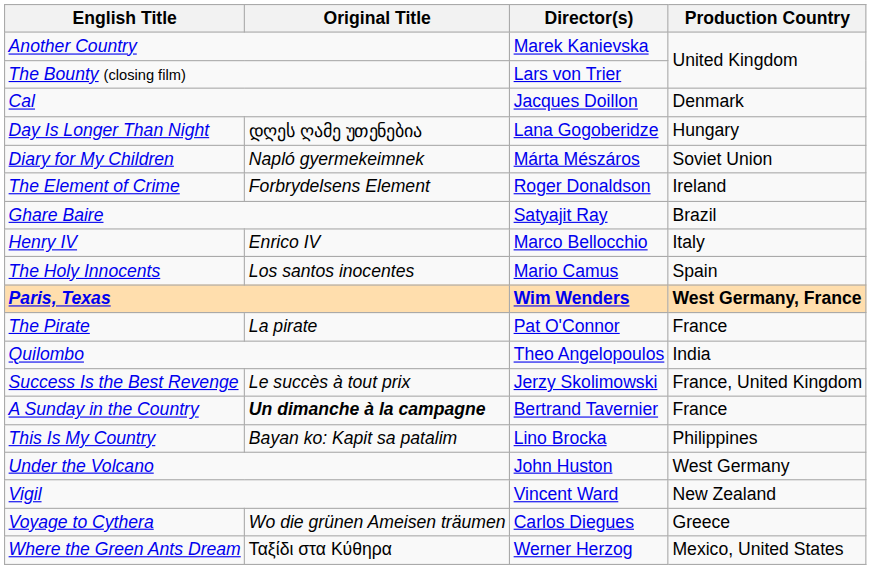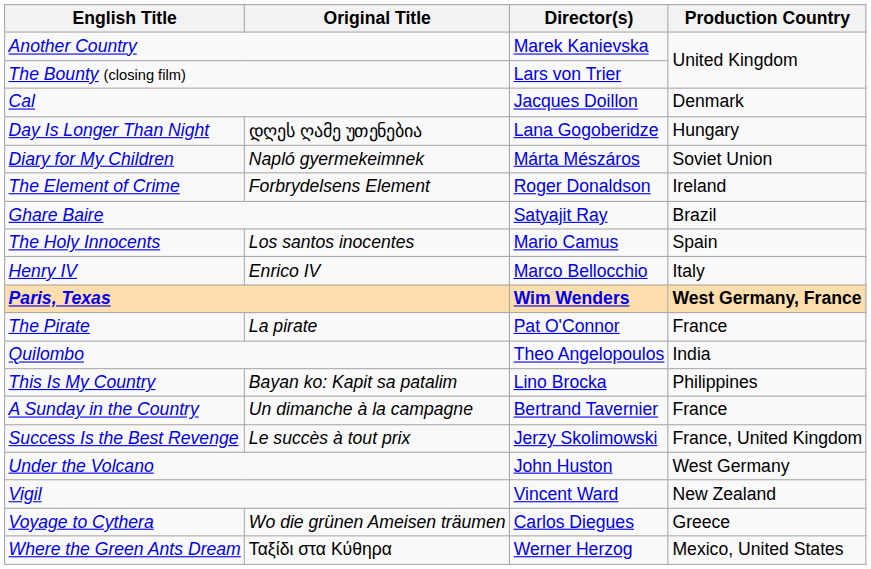rows swapped: (43, 242) <-> (84, 270)
rows swapped: (124, 382) <-> (82, 438)
(367, 410) bold -> (361, 410) normal
